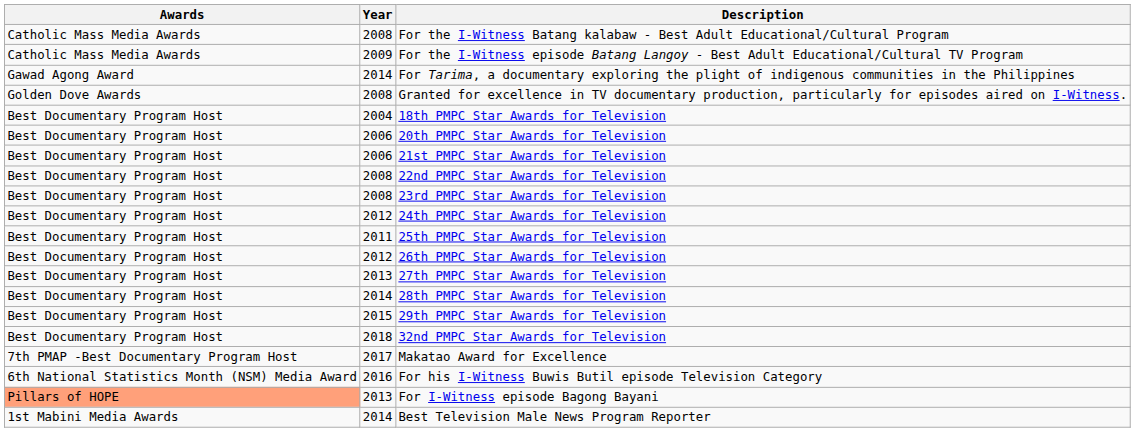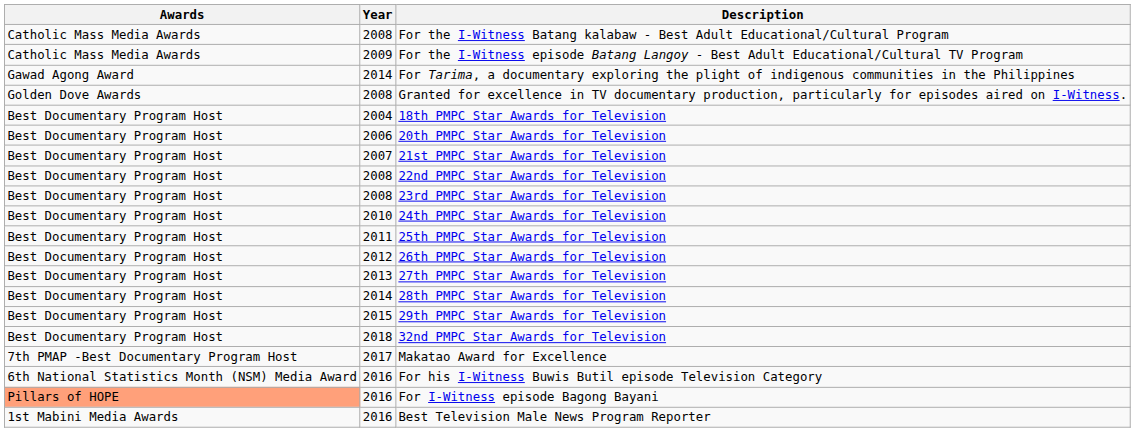(378, 155) 2006 -> (378, 155) 2007
(378, 216) 2012 -> (378, 216) 2010
(378, 397) 2013 -> (378, 397) 2016
(378, 417) 2014 -> (378, 417) 2016
